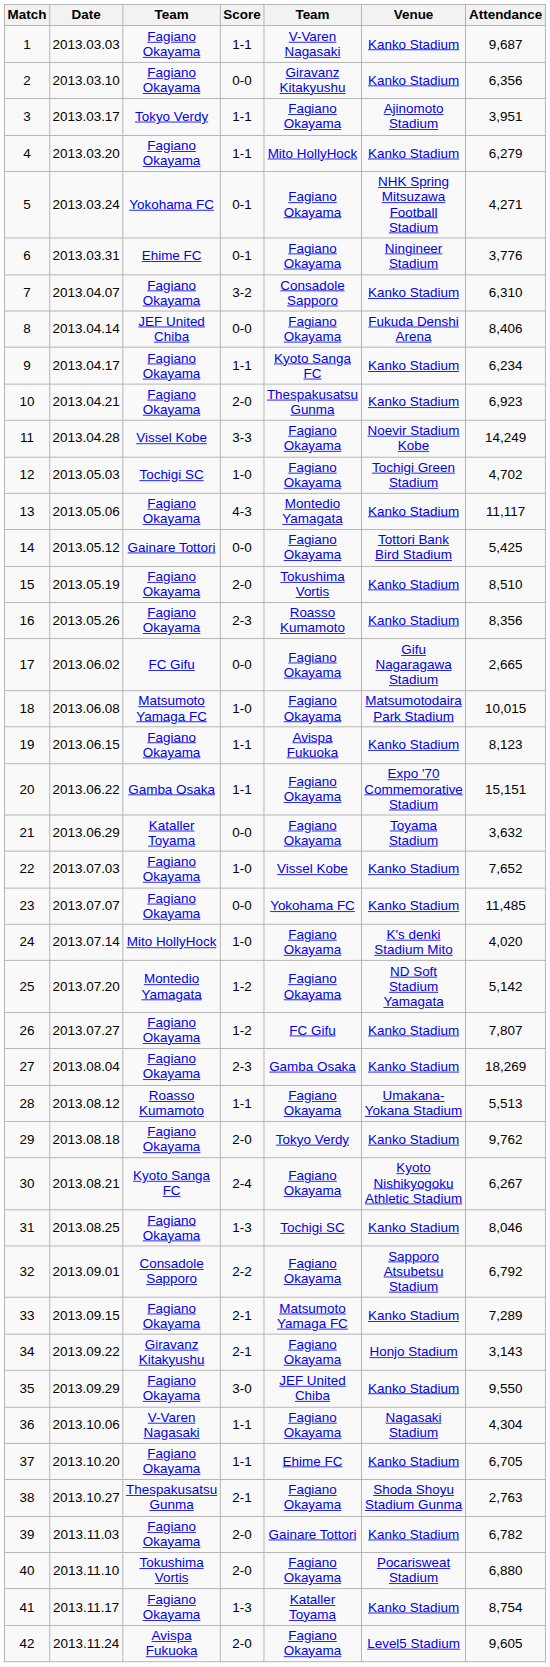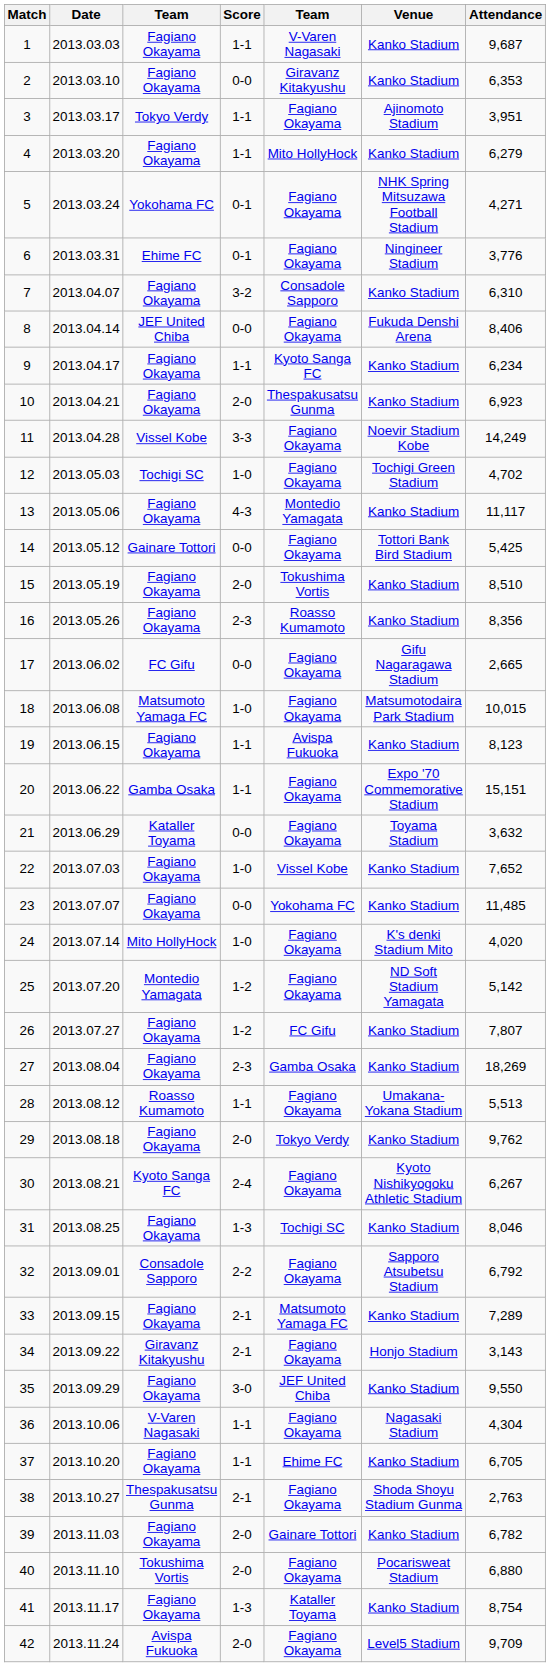(506, 80) 6,356 -> (506, 80) 6,353
(506, 1643) 9,605 -> (506, 1643) 9,709
